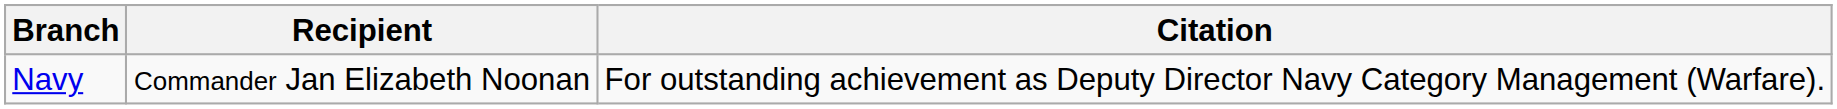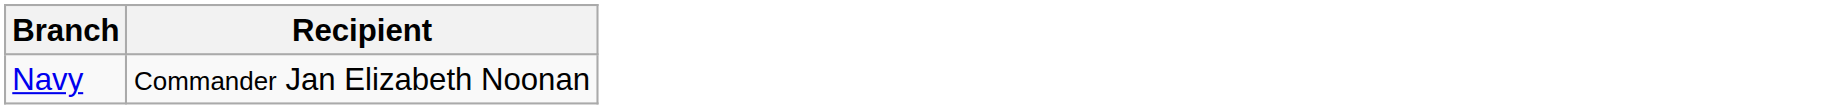- column: (1215, 30)
